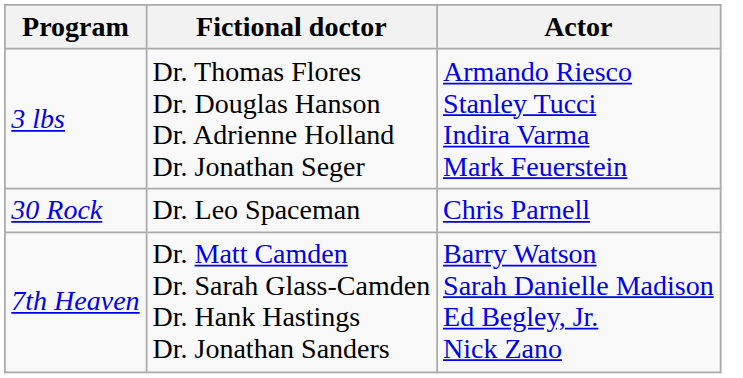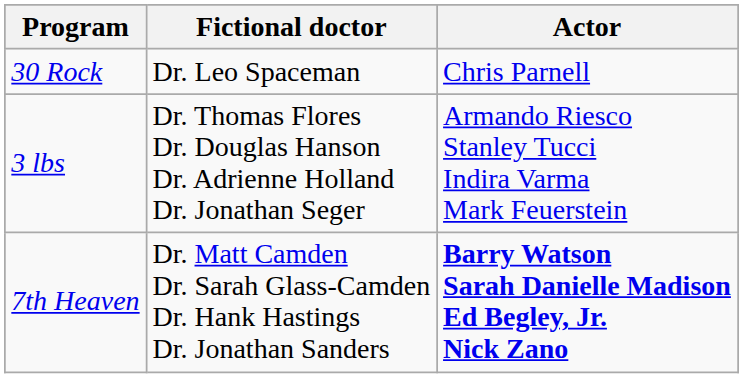rows swapped: (38, 118) <-> (57, 210)
(578, 301) normal -> (587, 301) bold
